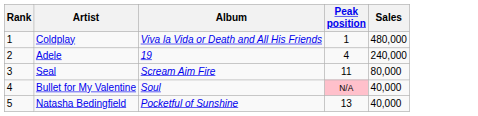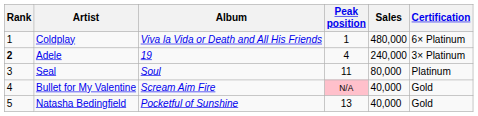+ column: (441, 18)
(9, 55) normal -> (9, 55) bold
(178, 71) Scream Aim Fire -> (151, 71) Soul
(151, 87) Soul -> (178, 87) Scream Aim Fire
